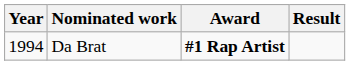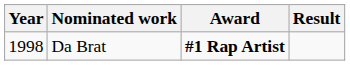(26, 45) 1994 -> (26, 45) 1998
